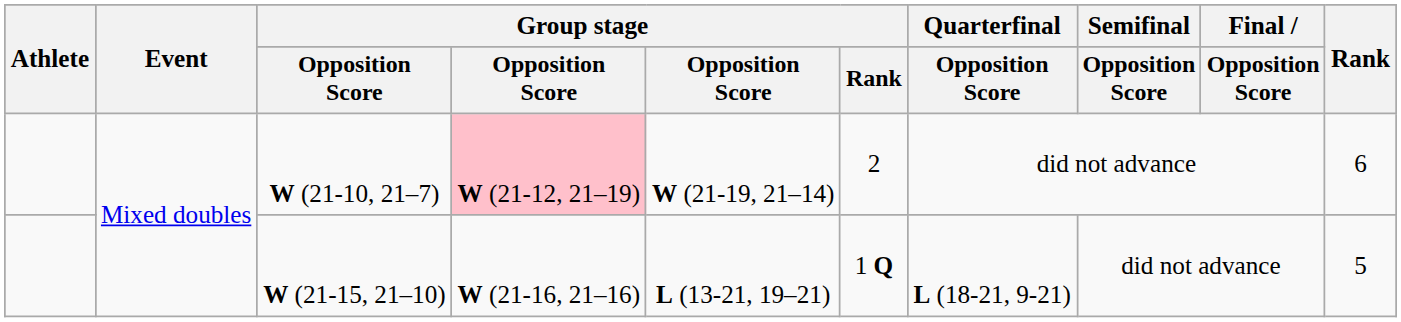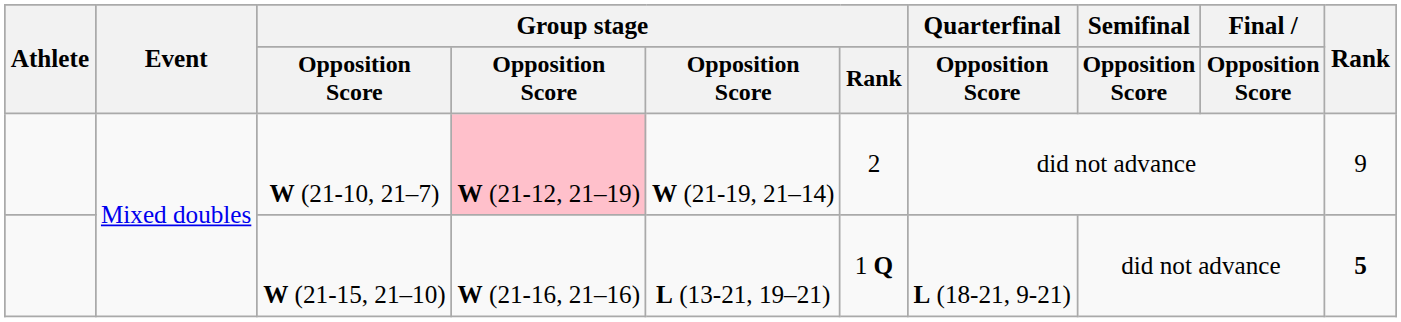(1361, 164) 6 -> (1361, 164) 9
(1361, 265) normal -> (1361, 265) bold
